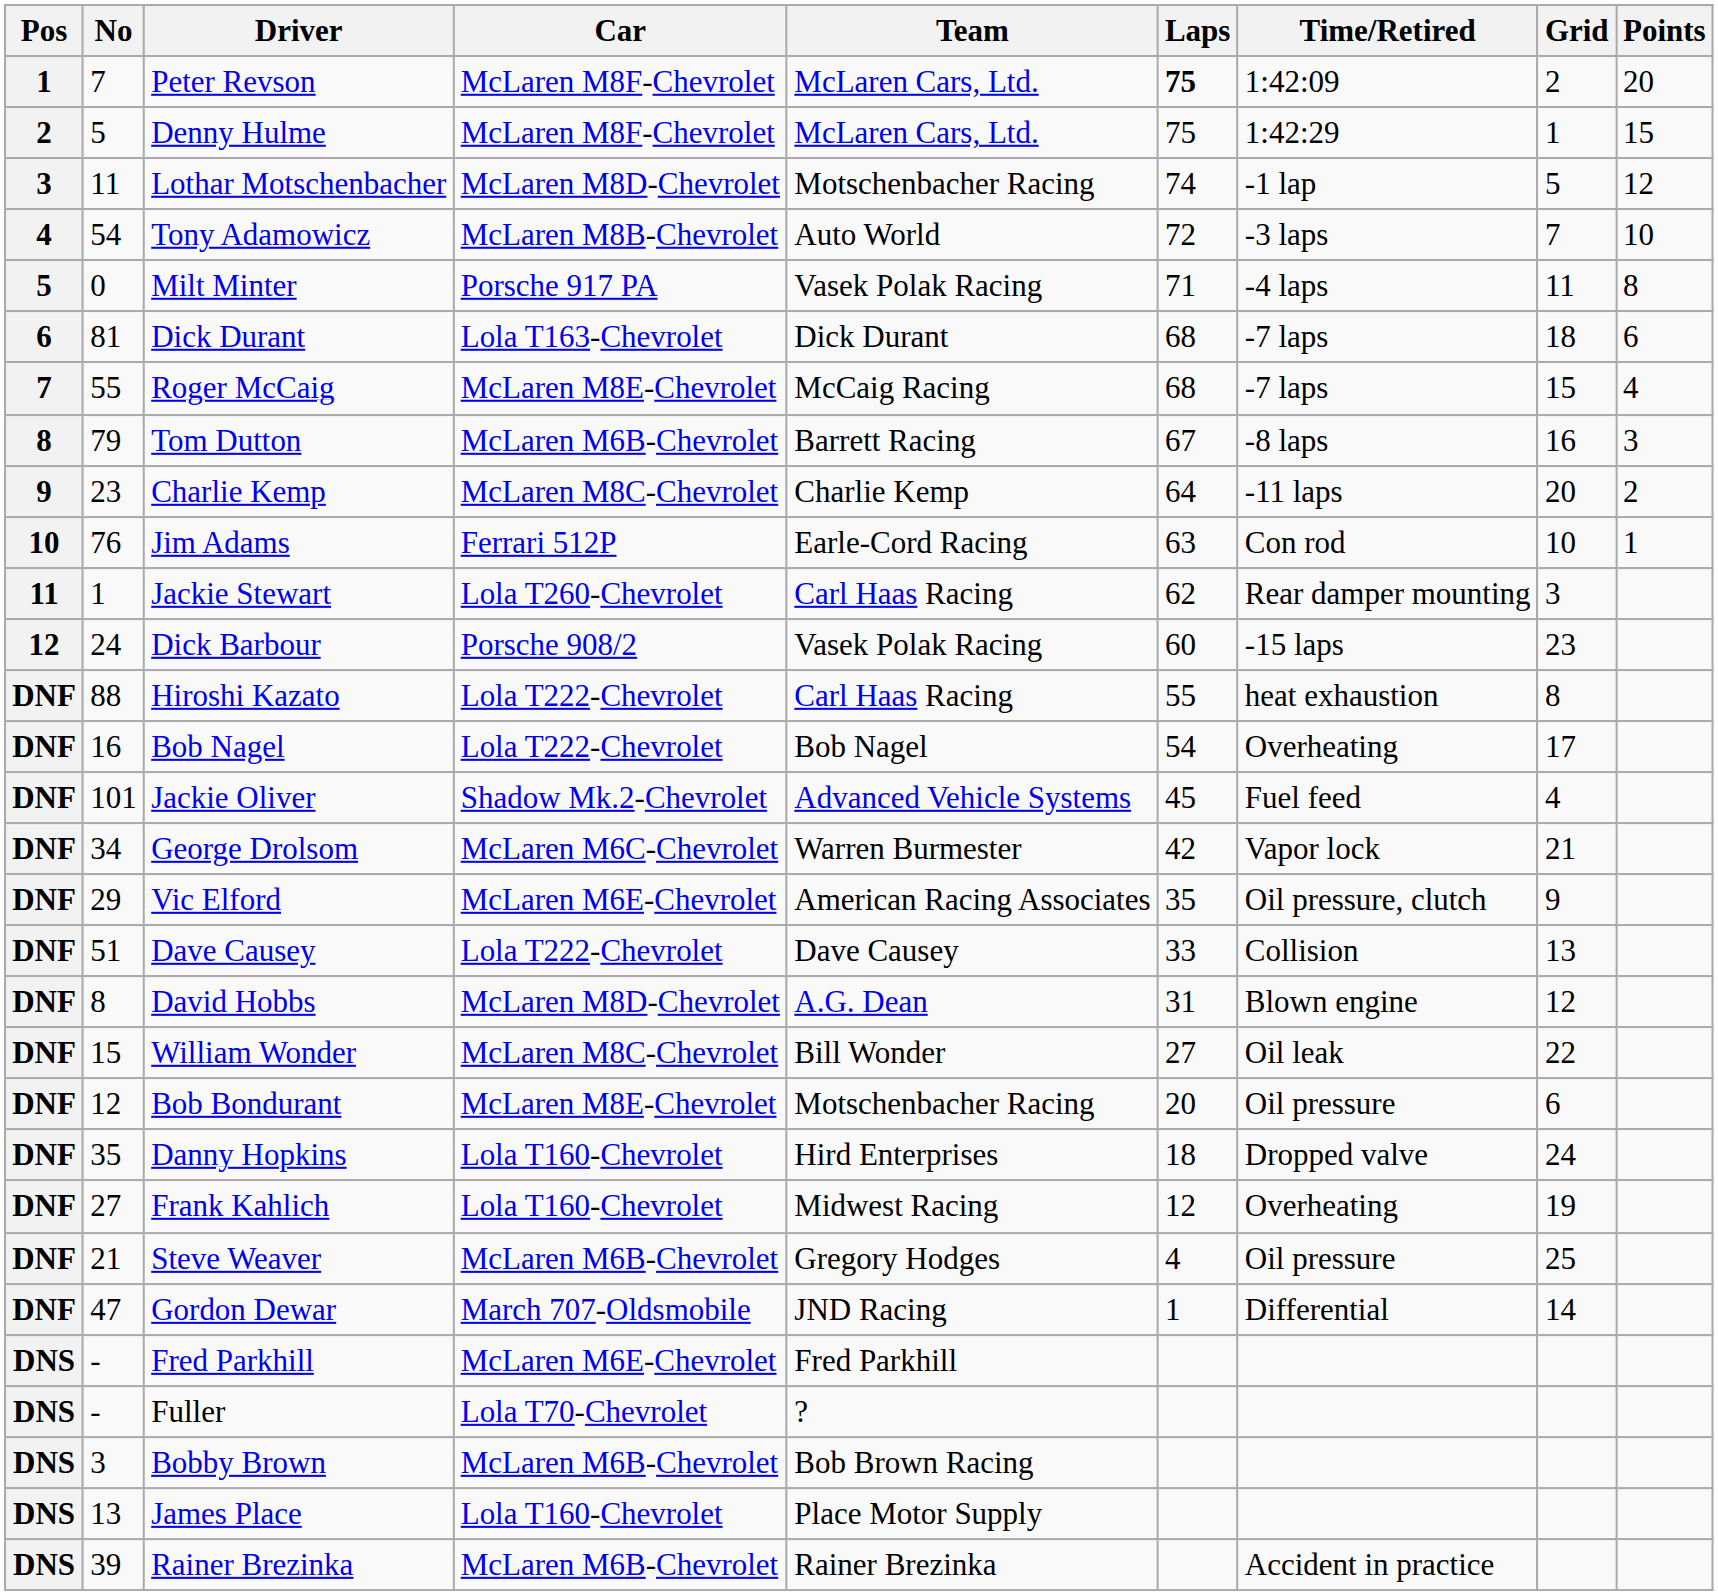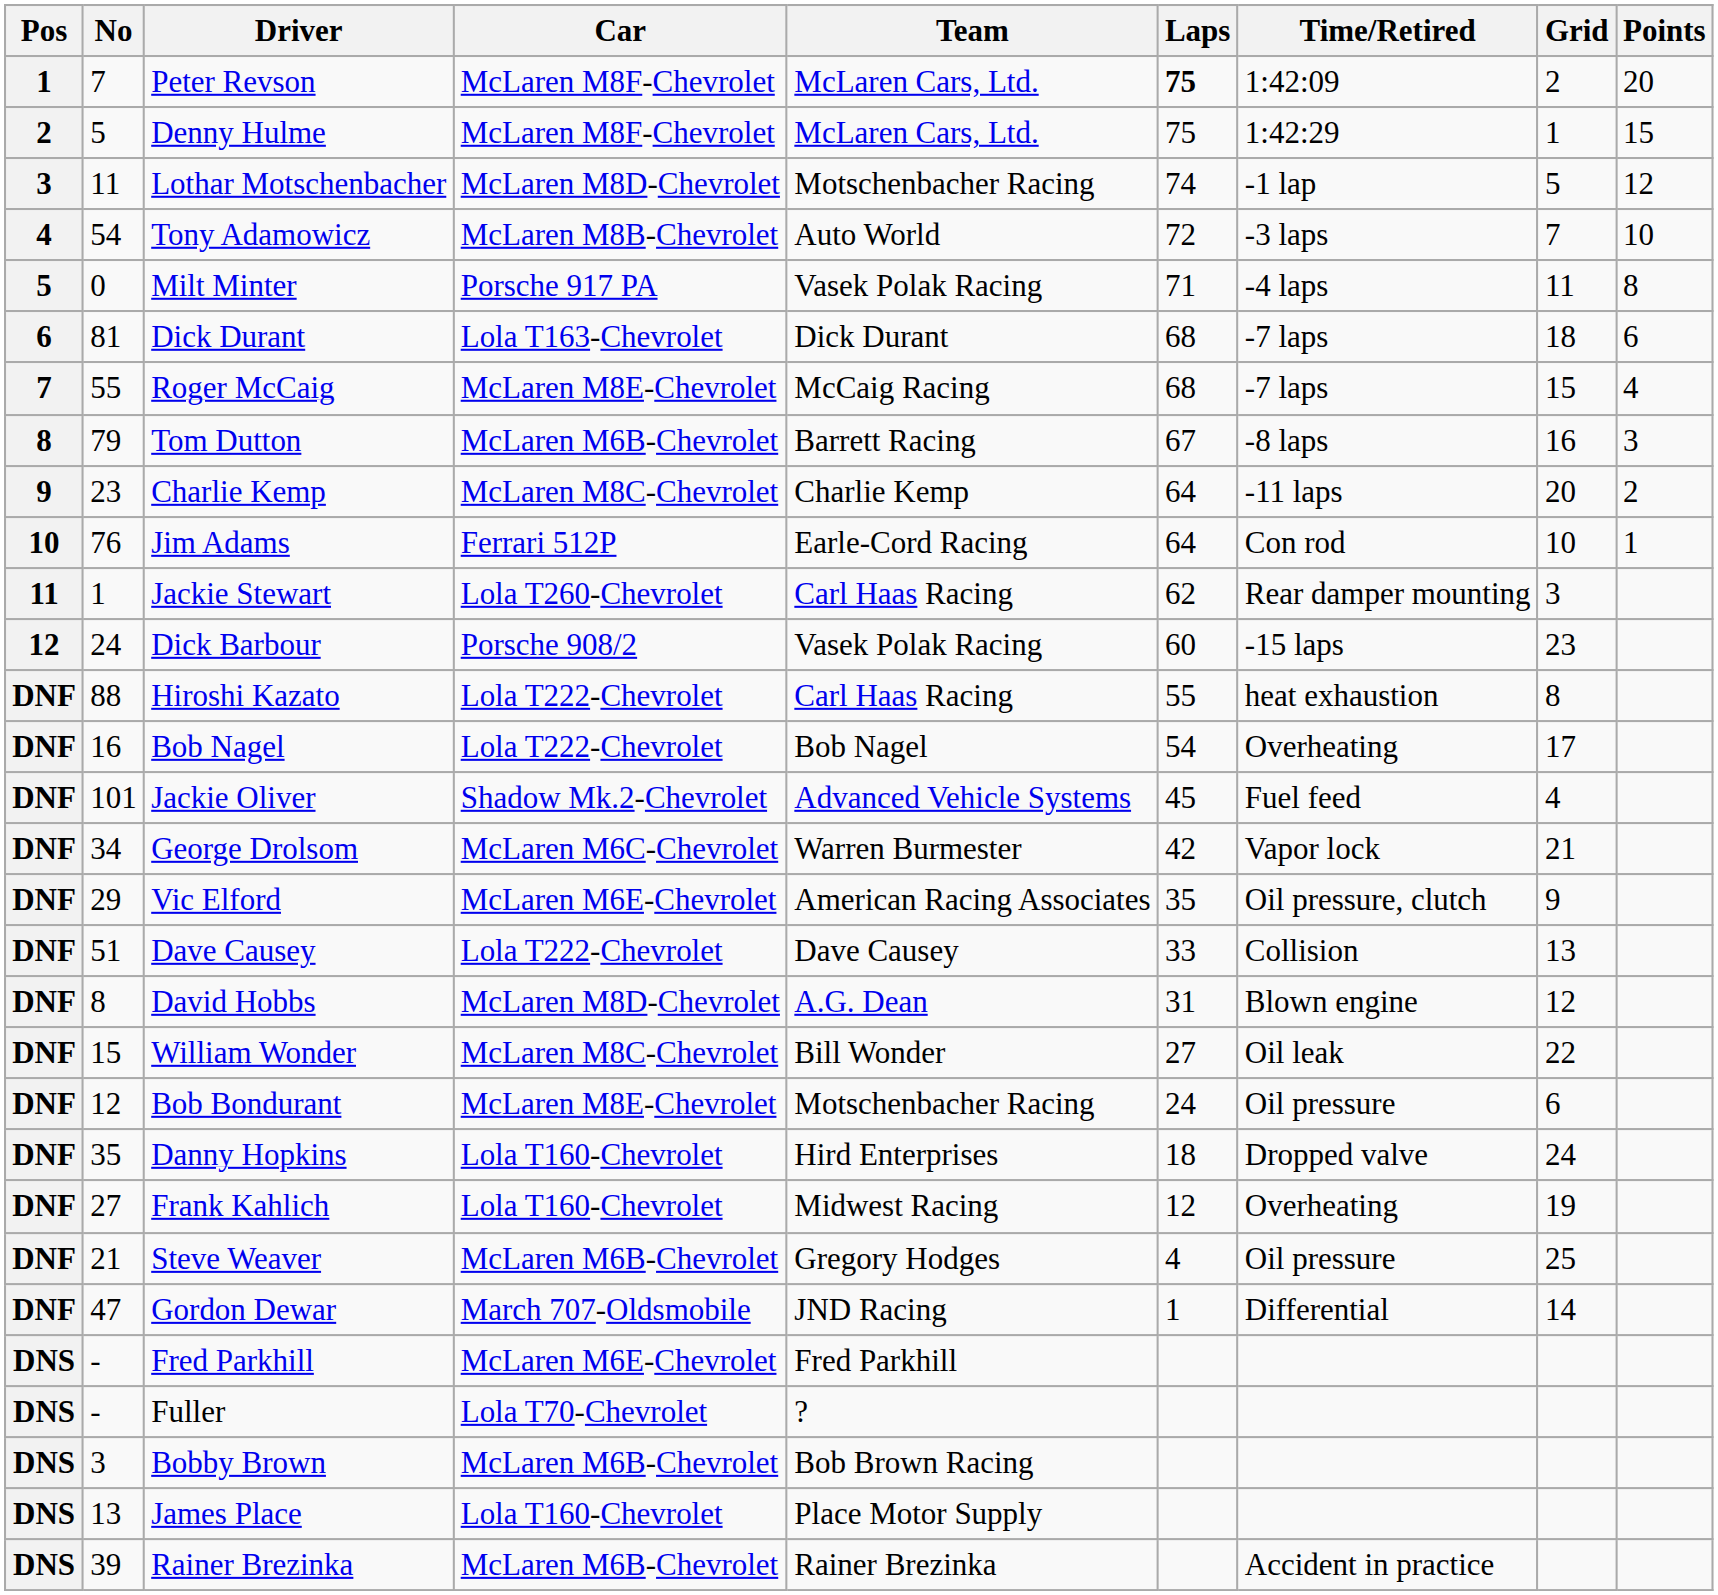(1180, 541) 63 -> (1180, 541) 64
(1180, 1103) 20 -> (1180, 1103) 24
